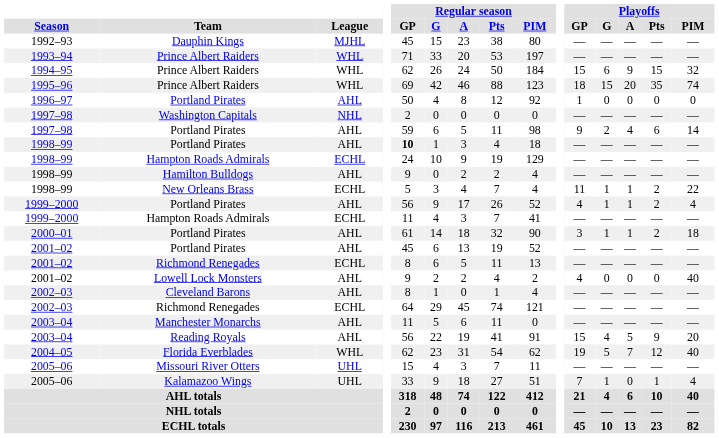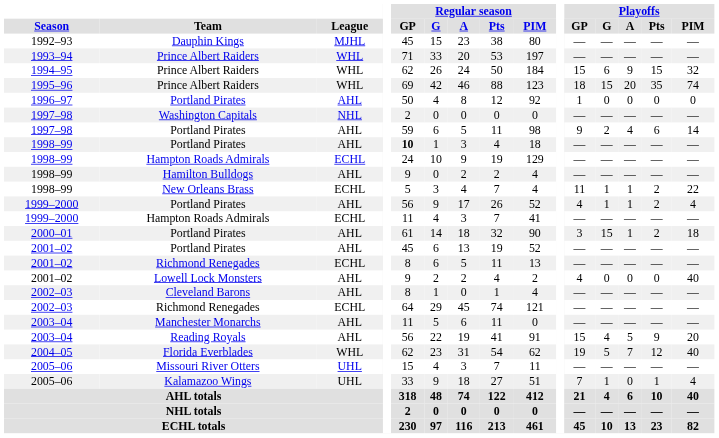(607, 233) 1 -> (607, 233) 15
